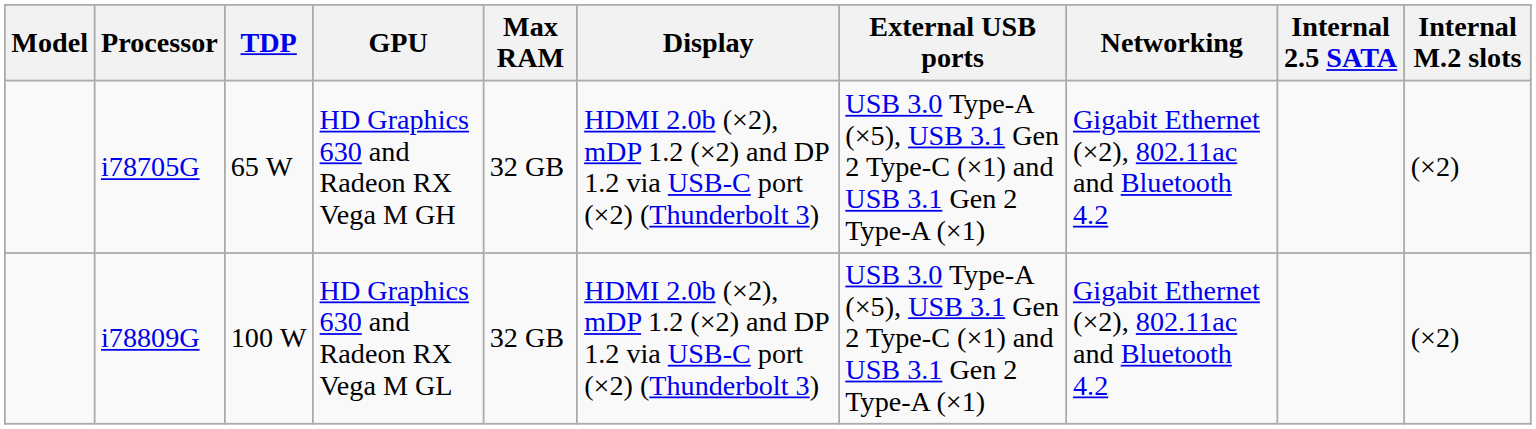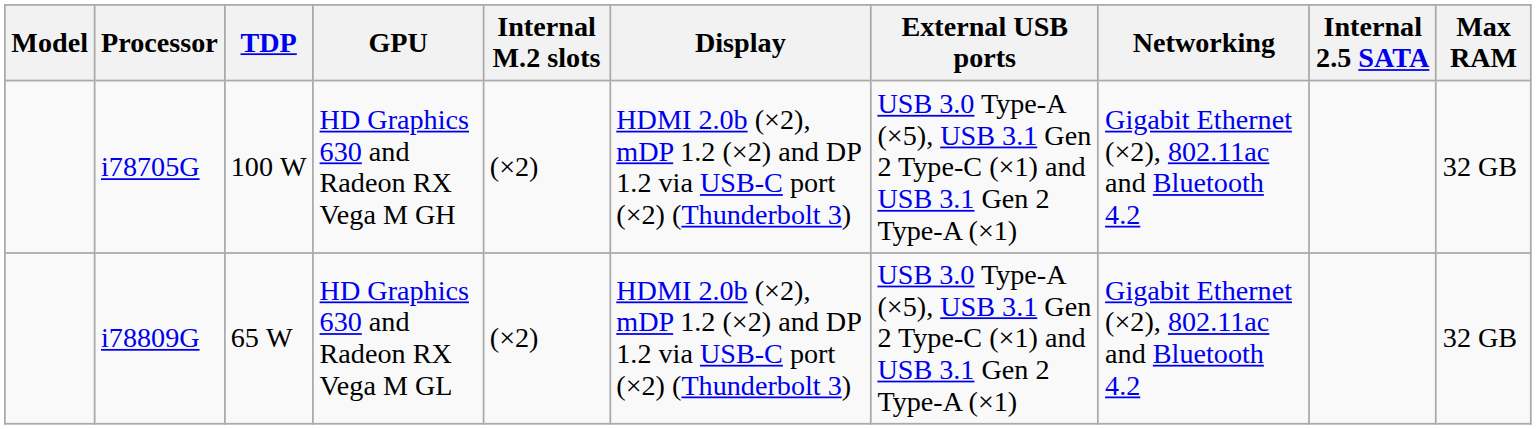columns swapped: (530, 42) <-> (1468, 42)
(262, 166) 65 W -> (269, 166) 100 W
(269, 337) 100 W -> (262, 337) 65 W
